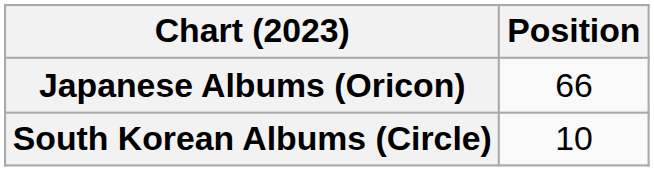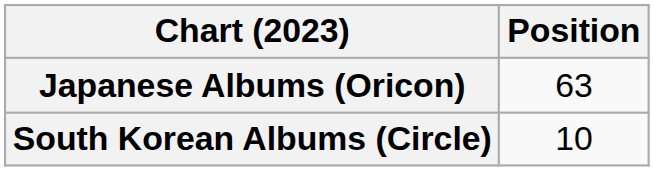(574, 84) 66 -> (574, 84) 63
